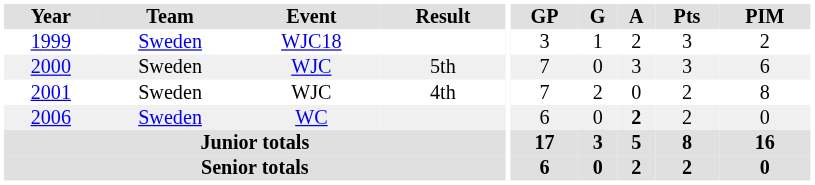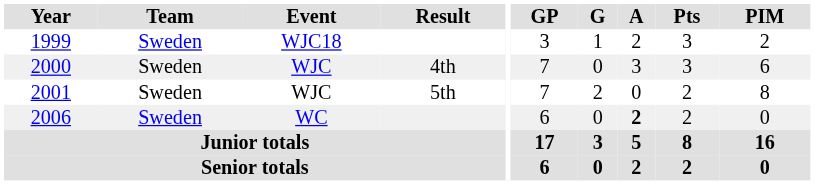(443, 66) 5th -> (443, 66) 4th
(443, 92) 4th -> (443, 92) 5th
